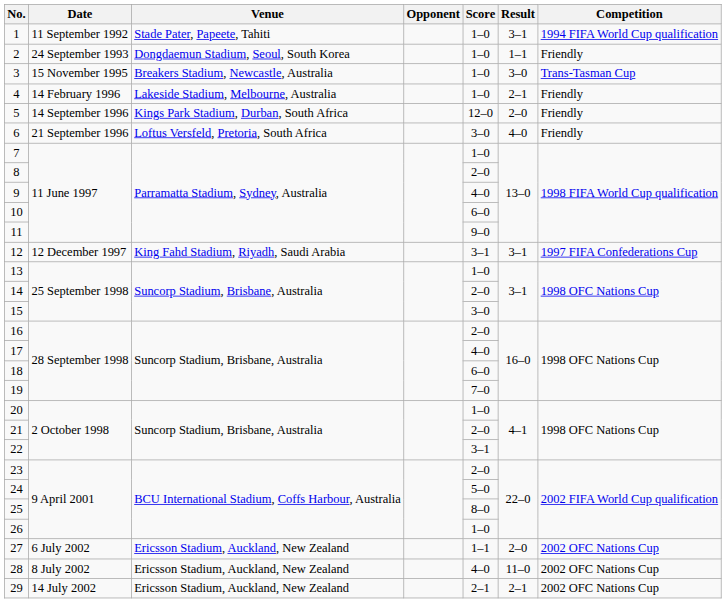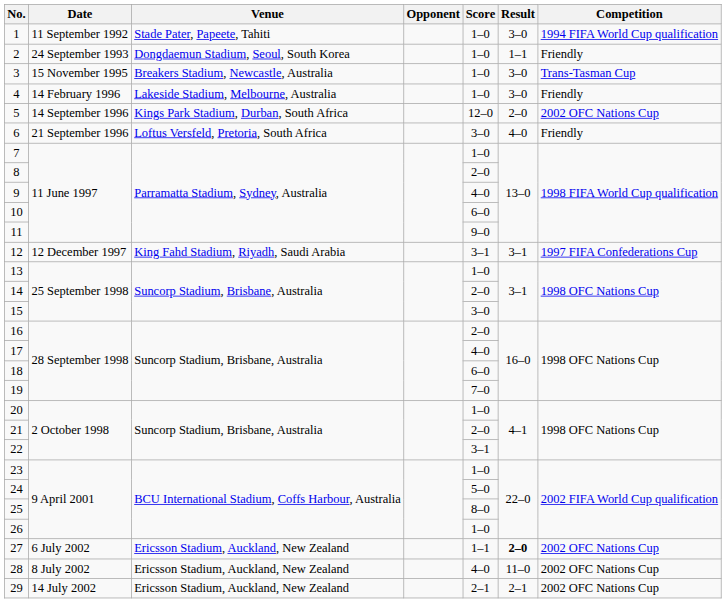(518, 34) 3–1 -> (518, 34) 3–0
(518, 93) 2–1 -> (518, 93) 3–0
(562, 113) Friendly -> (600, 113) 2002 OFC Nations Cup
(480, 469) 2–0 -> (480, 469) 1–0
(518, 548) normal -> (518, 548) bold
